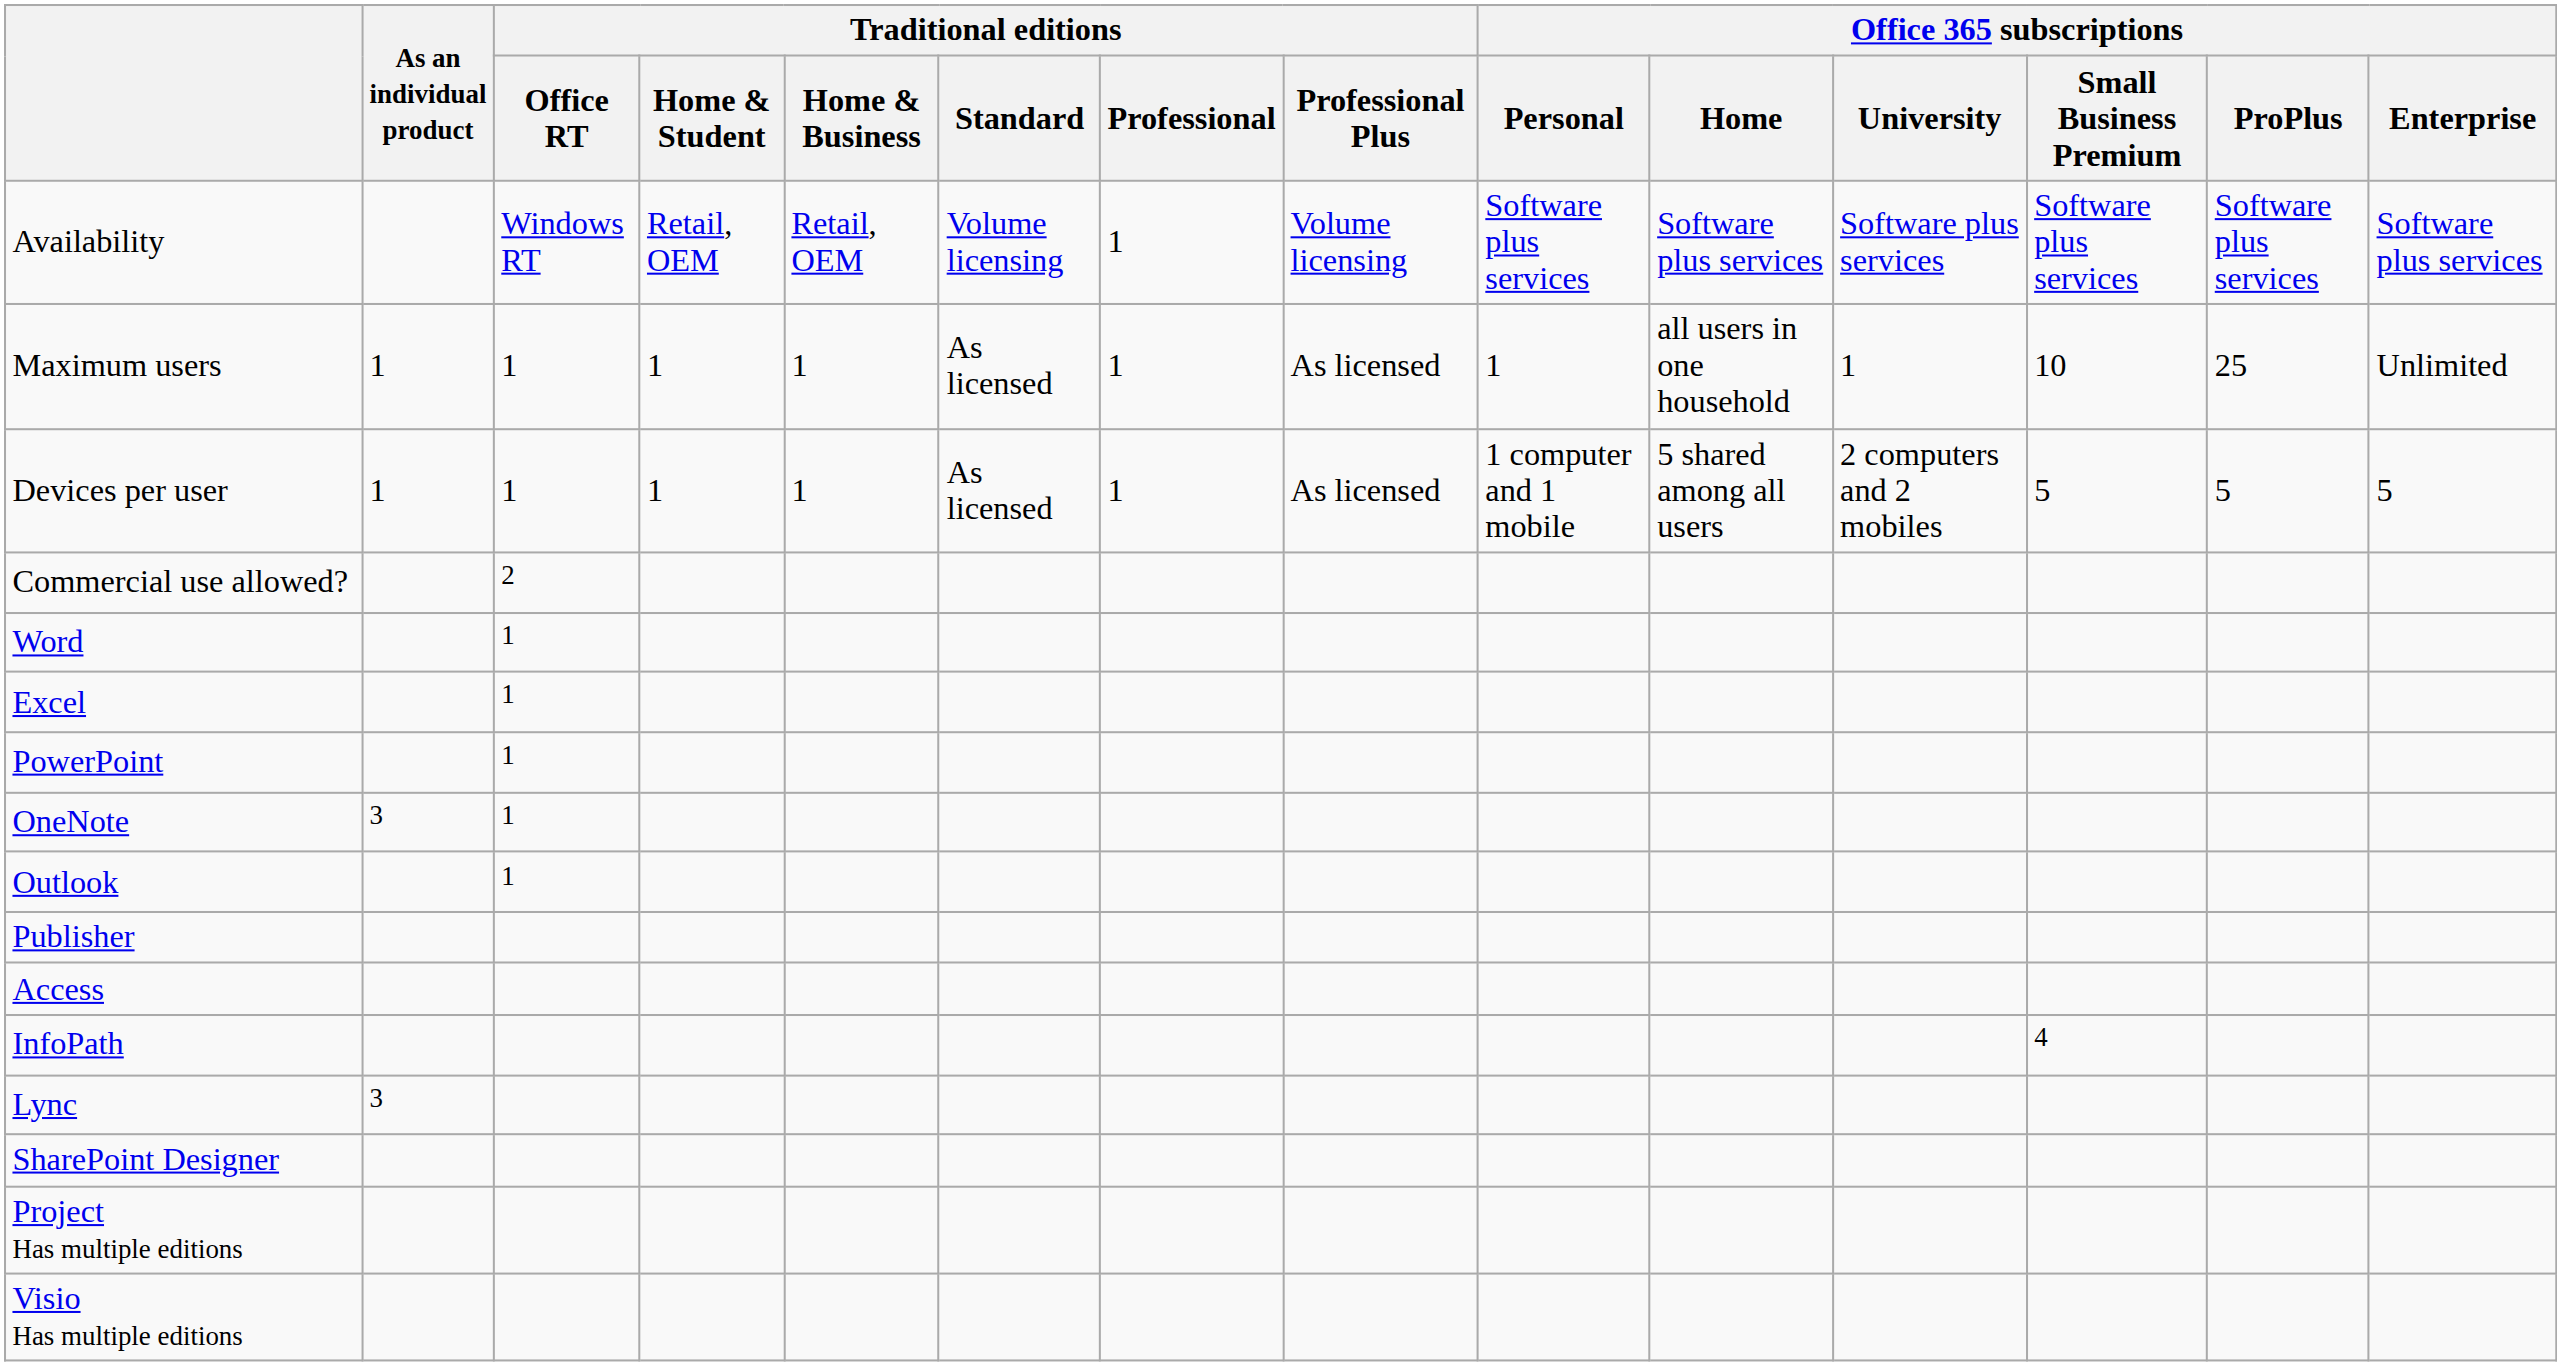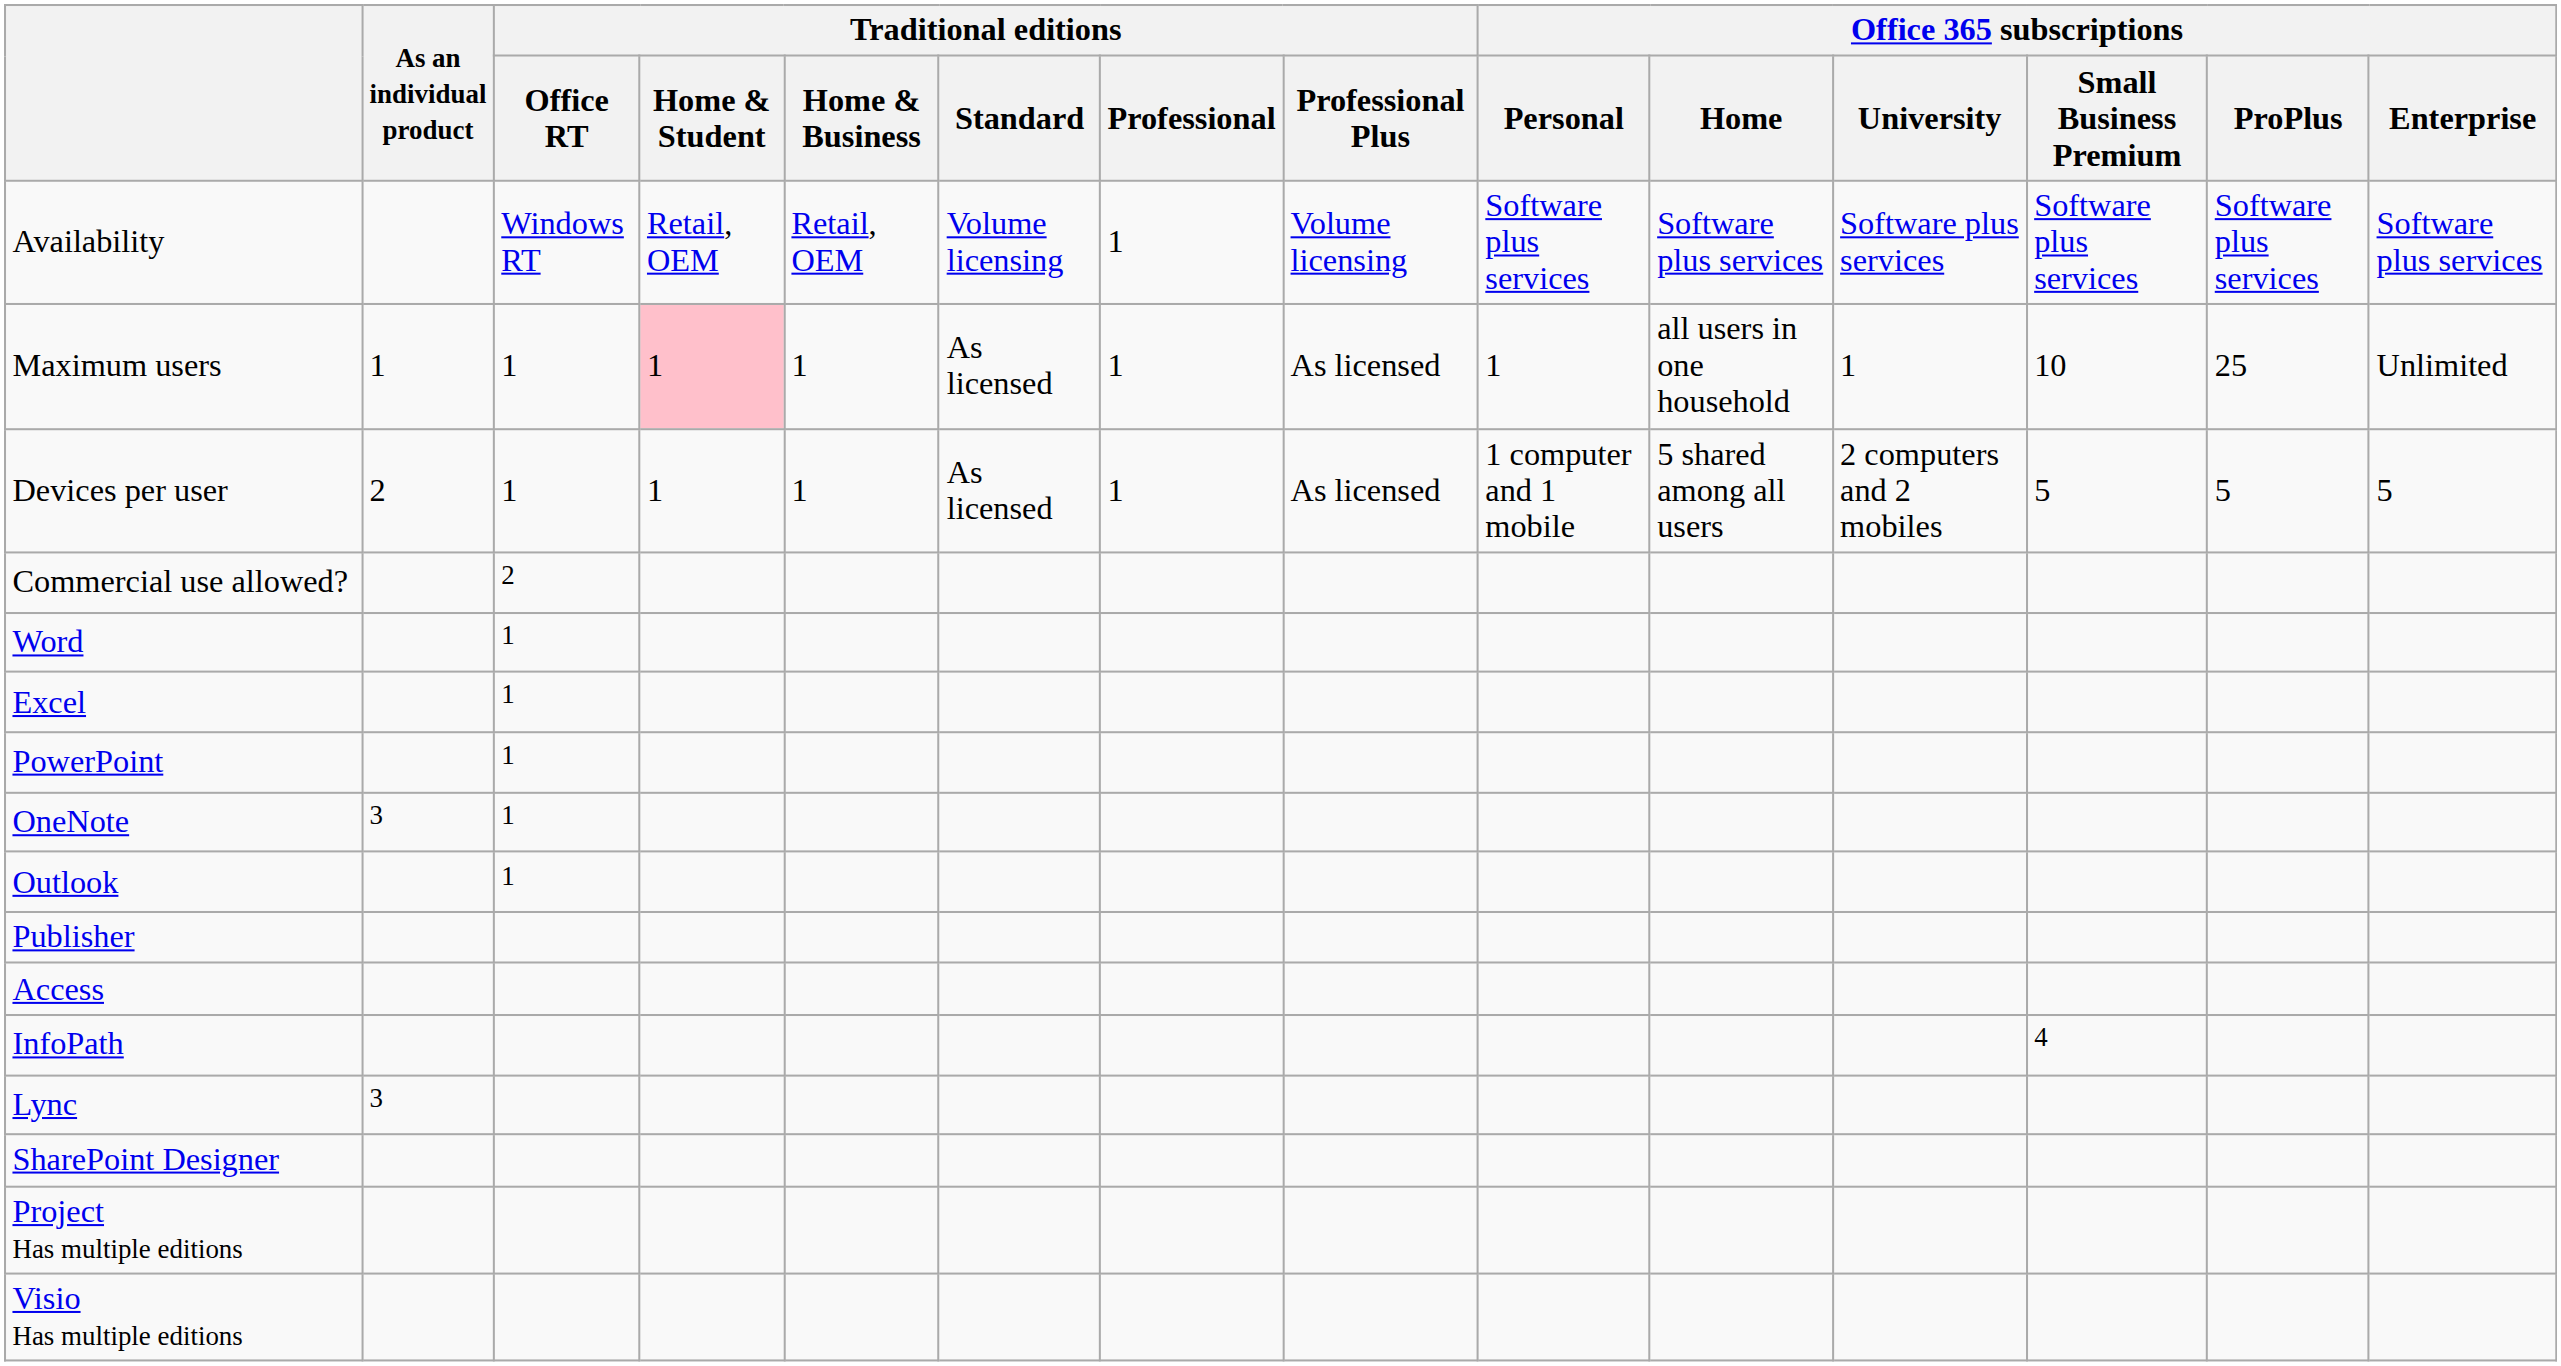(655, 365) no background -> (655, 365) pink background
(378, 489) 1 -> (378, 489) 2
